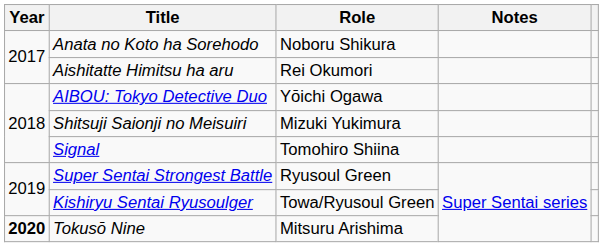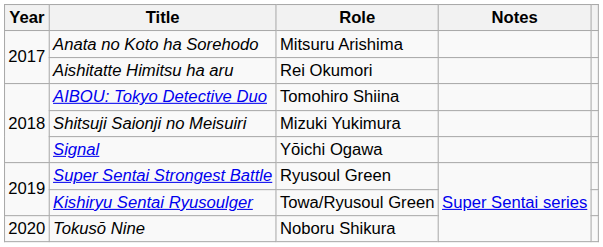(338, 44) Noboru Shikura -> (341, 44) Mitsuru Arishima
(331, 96) Yōichi Ogawa -> (340, 96) Tomohiro Shiina
(340, 149) Tomohiro Shiina -> (331, 149) Yōichi Ogawa
(27, 228) bold -> (27, 228) normal
(341, 228) Mitsuru Arishima -> (338, 228) Noboru Shikura
